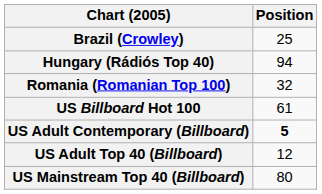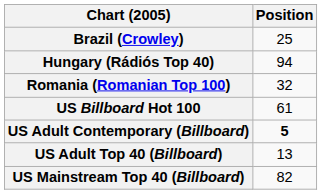(285, 154) 12 -> (285, 154) 13
(285, 177) 80 -> (285, 177) 82
